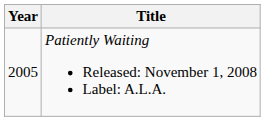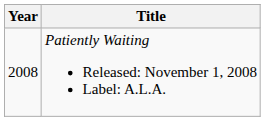(23, 72) 2005 -> (23, 72) 2008
